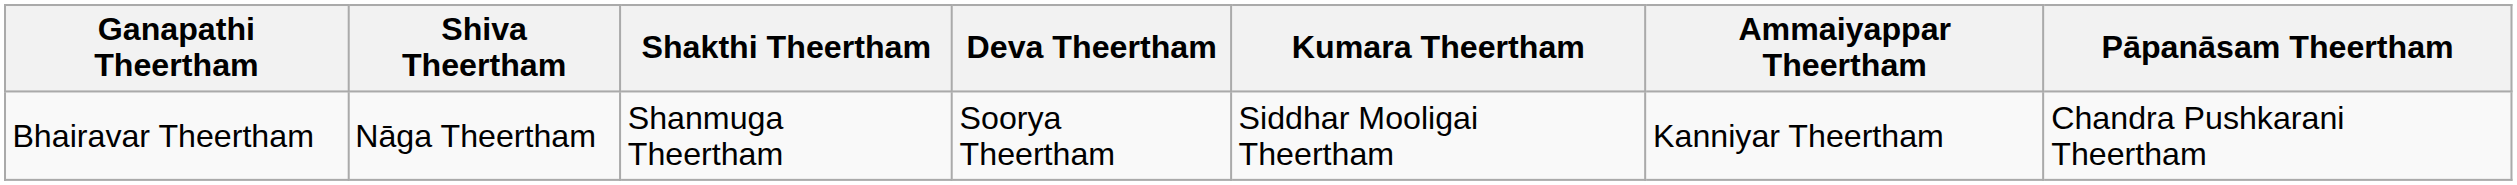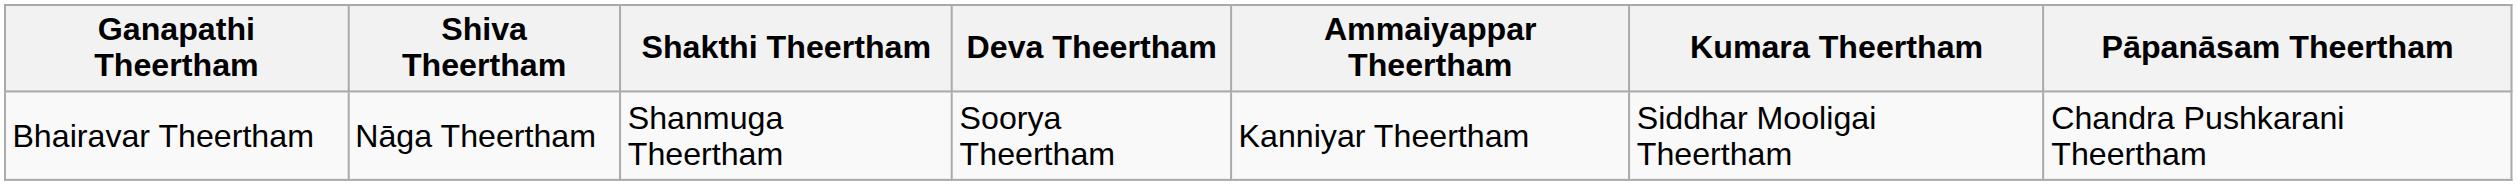columns swapped: (1438, 48) <-> (1845, 48)
